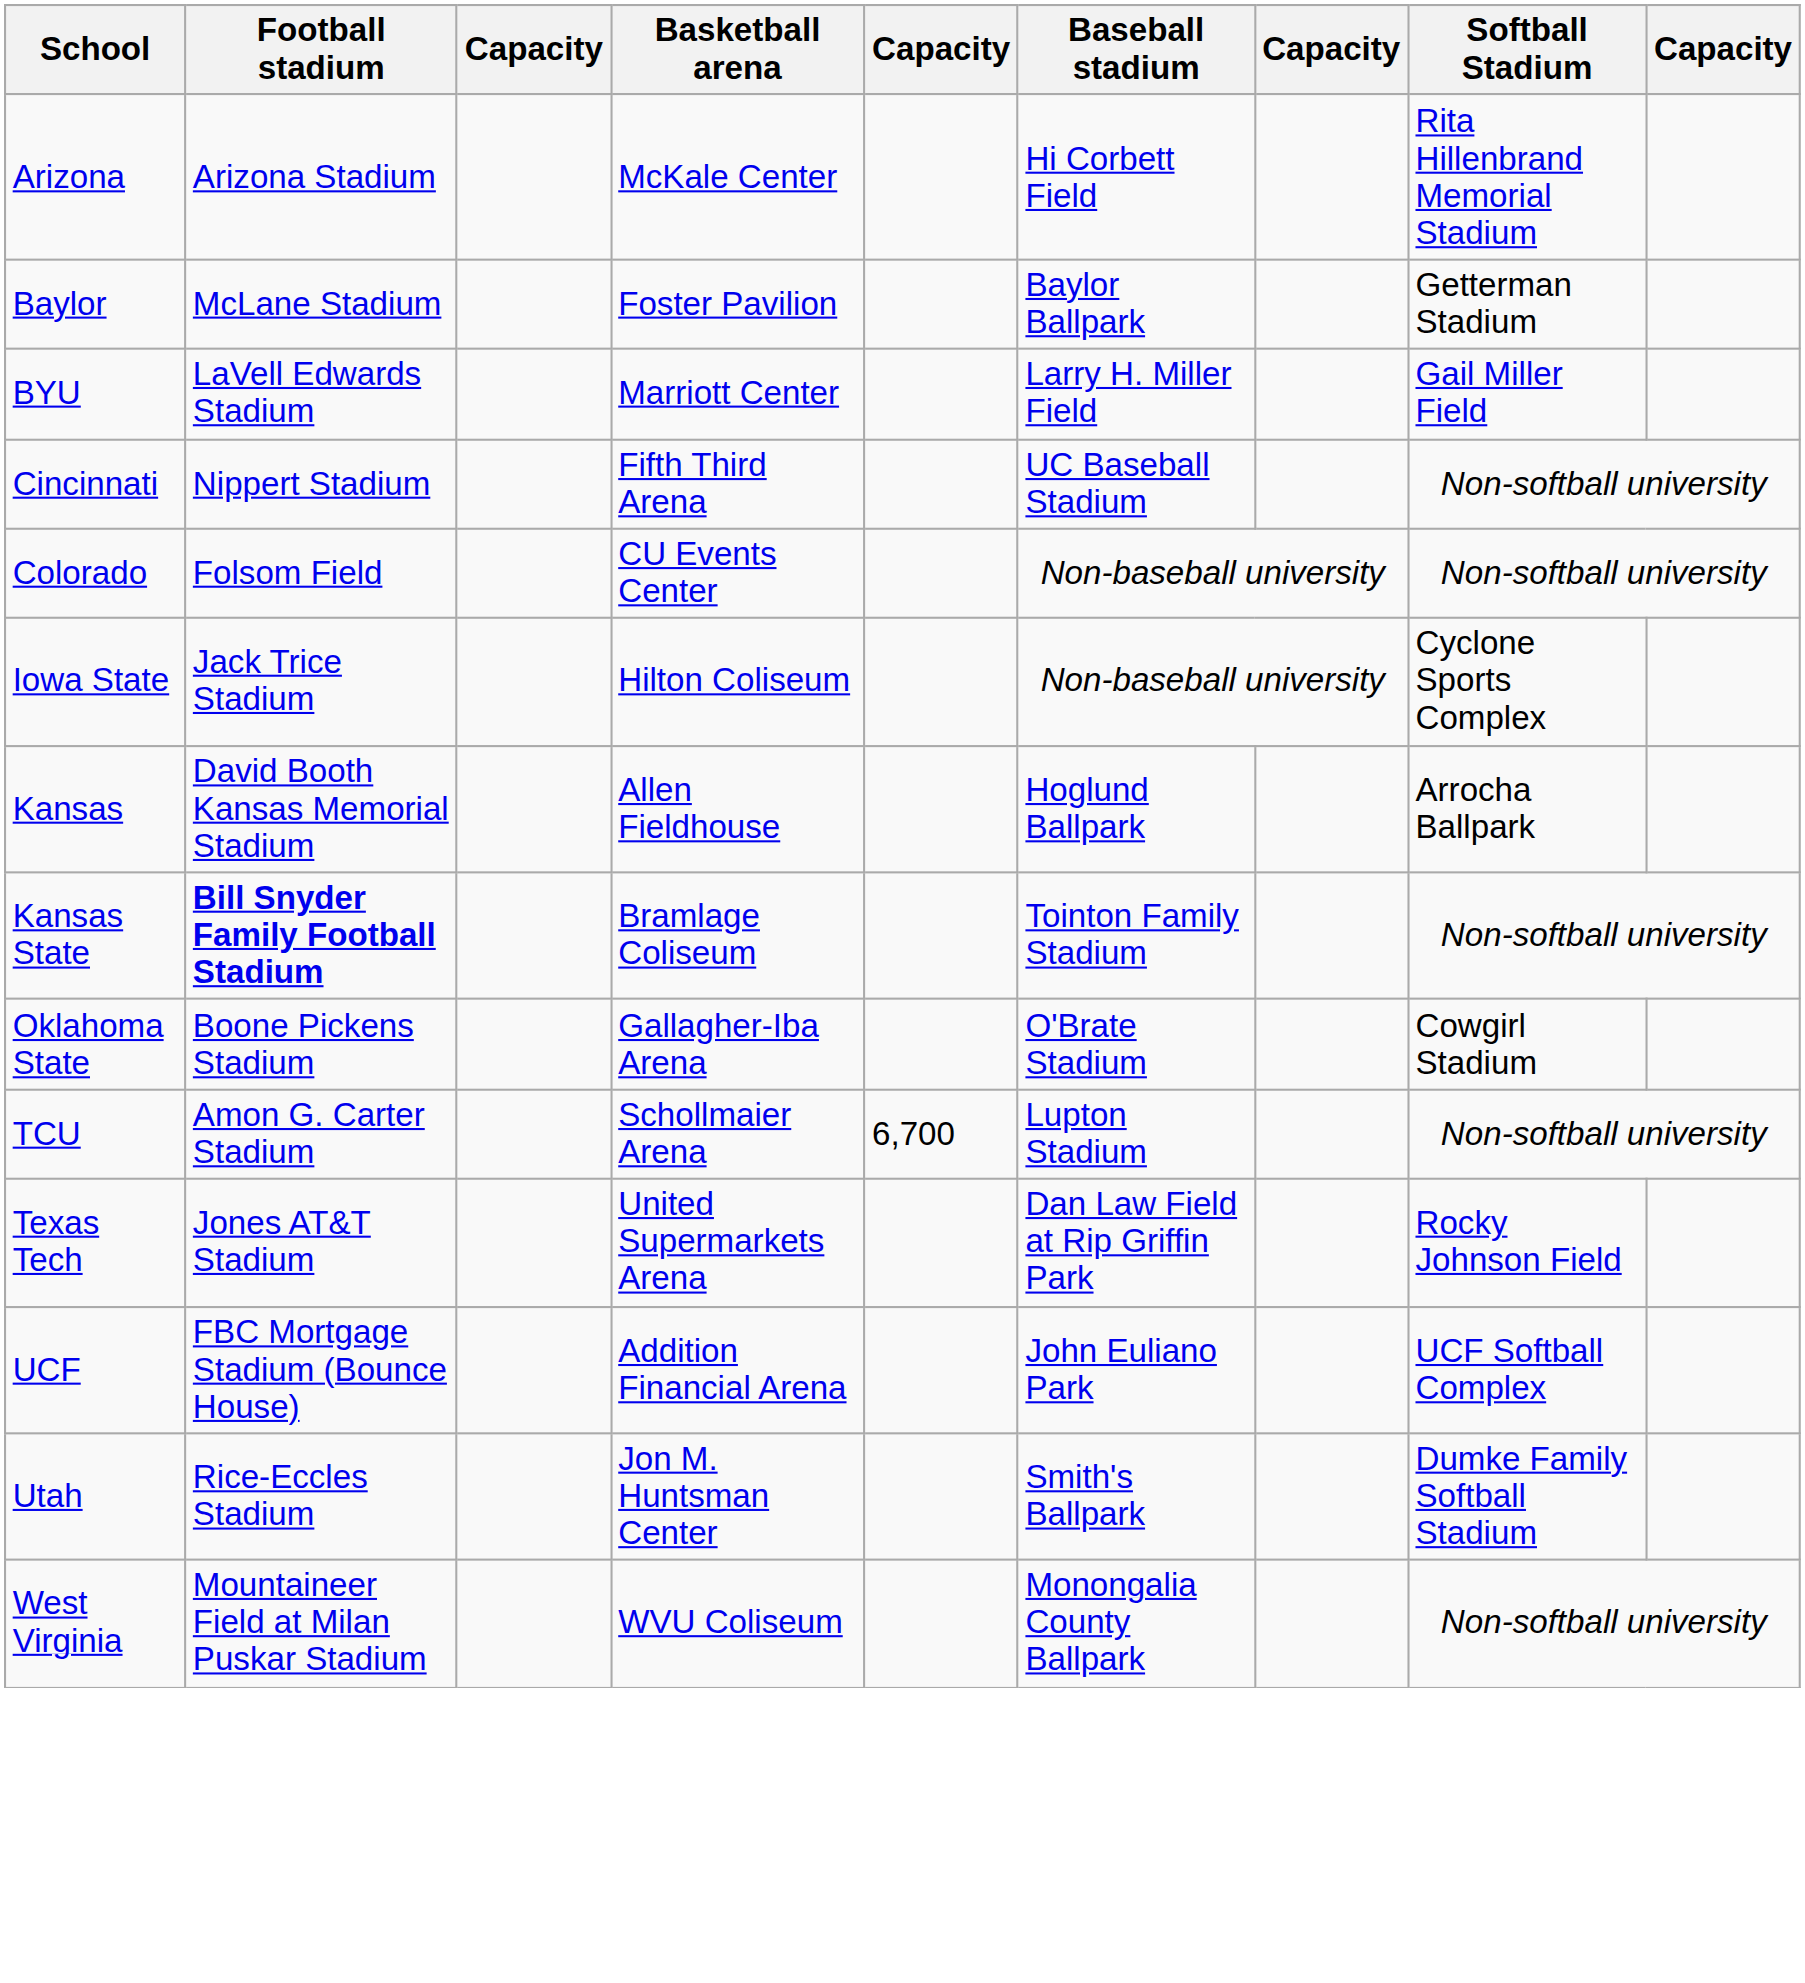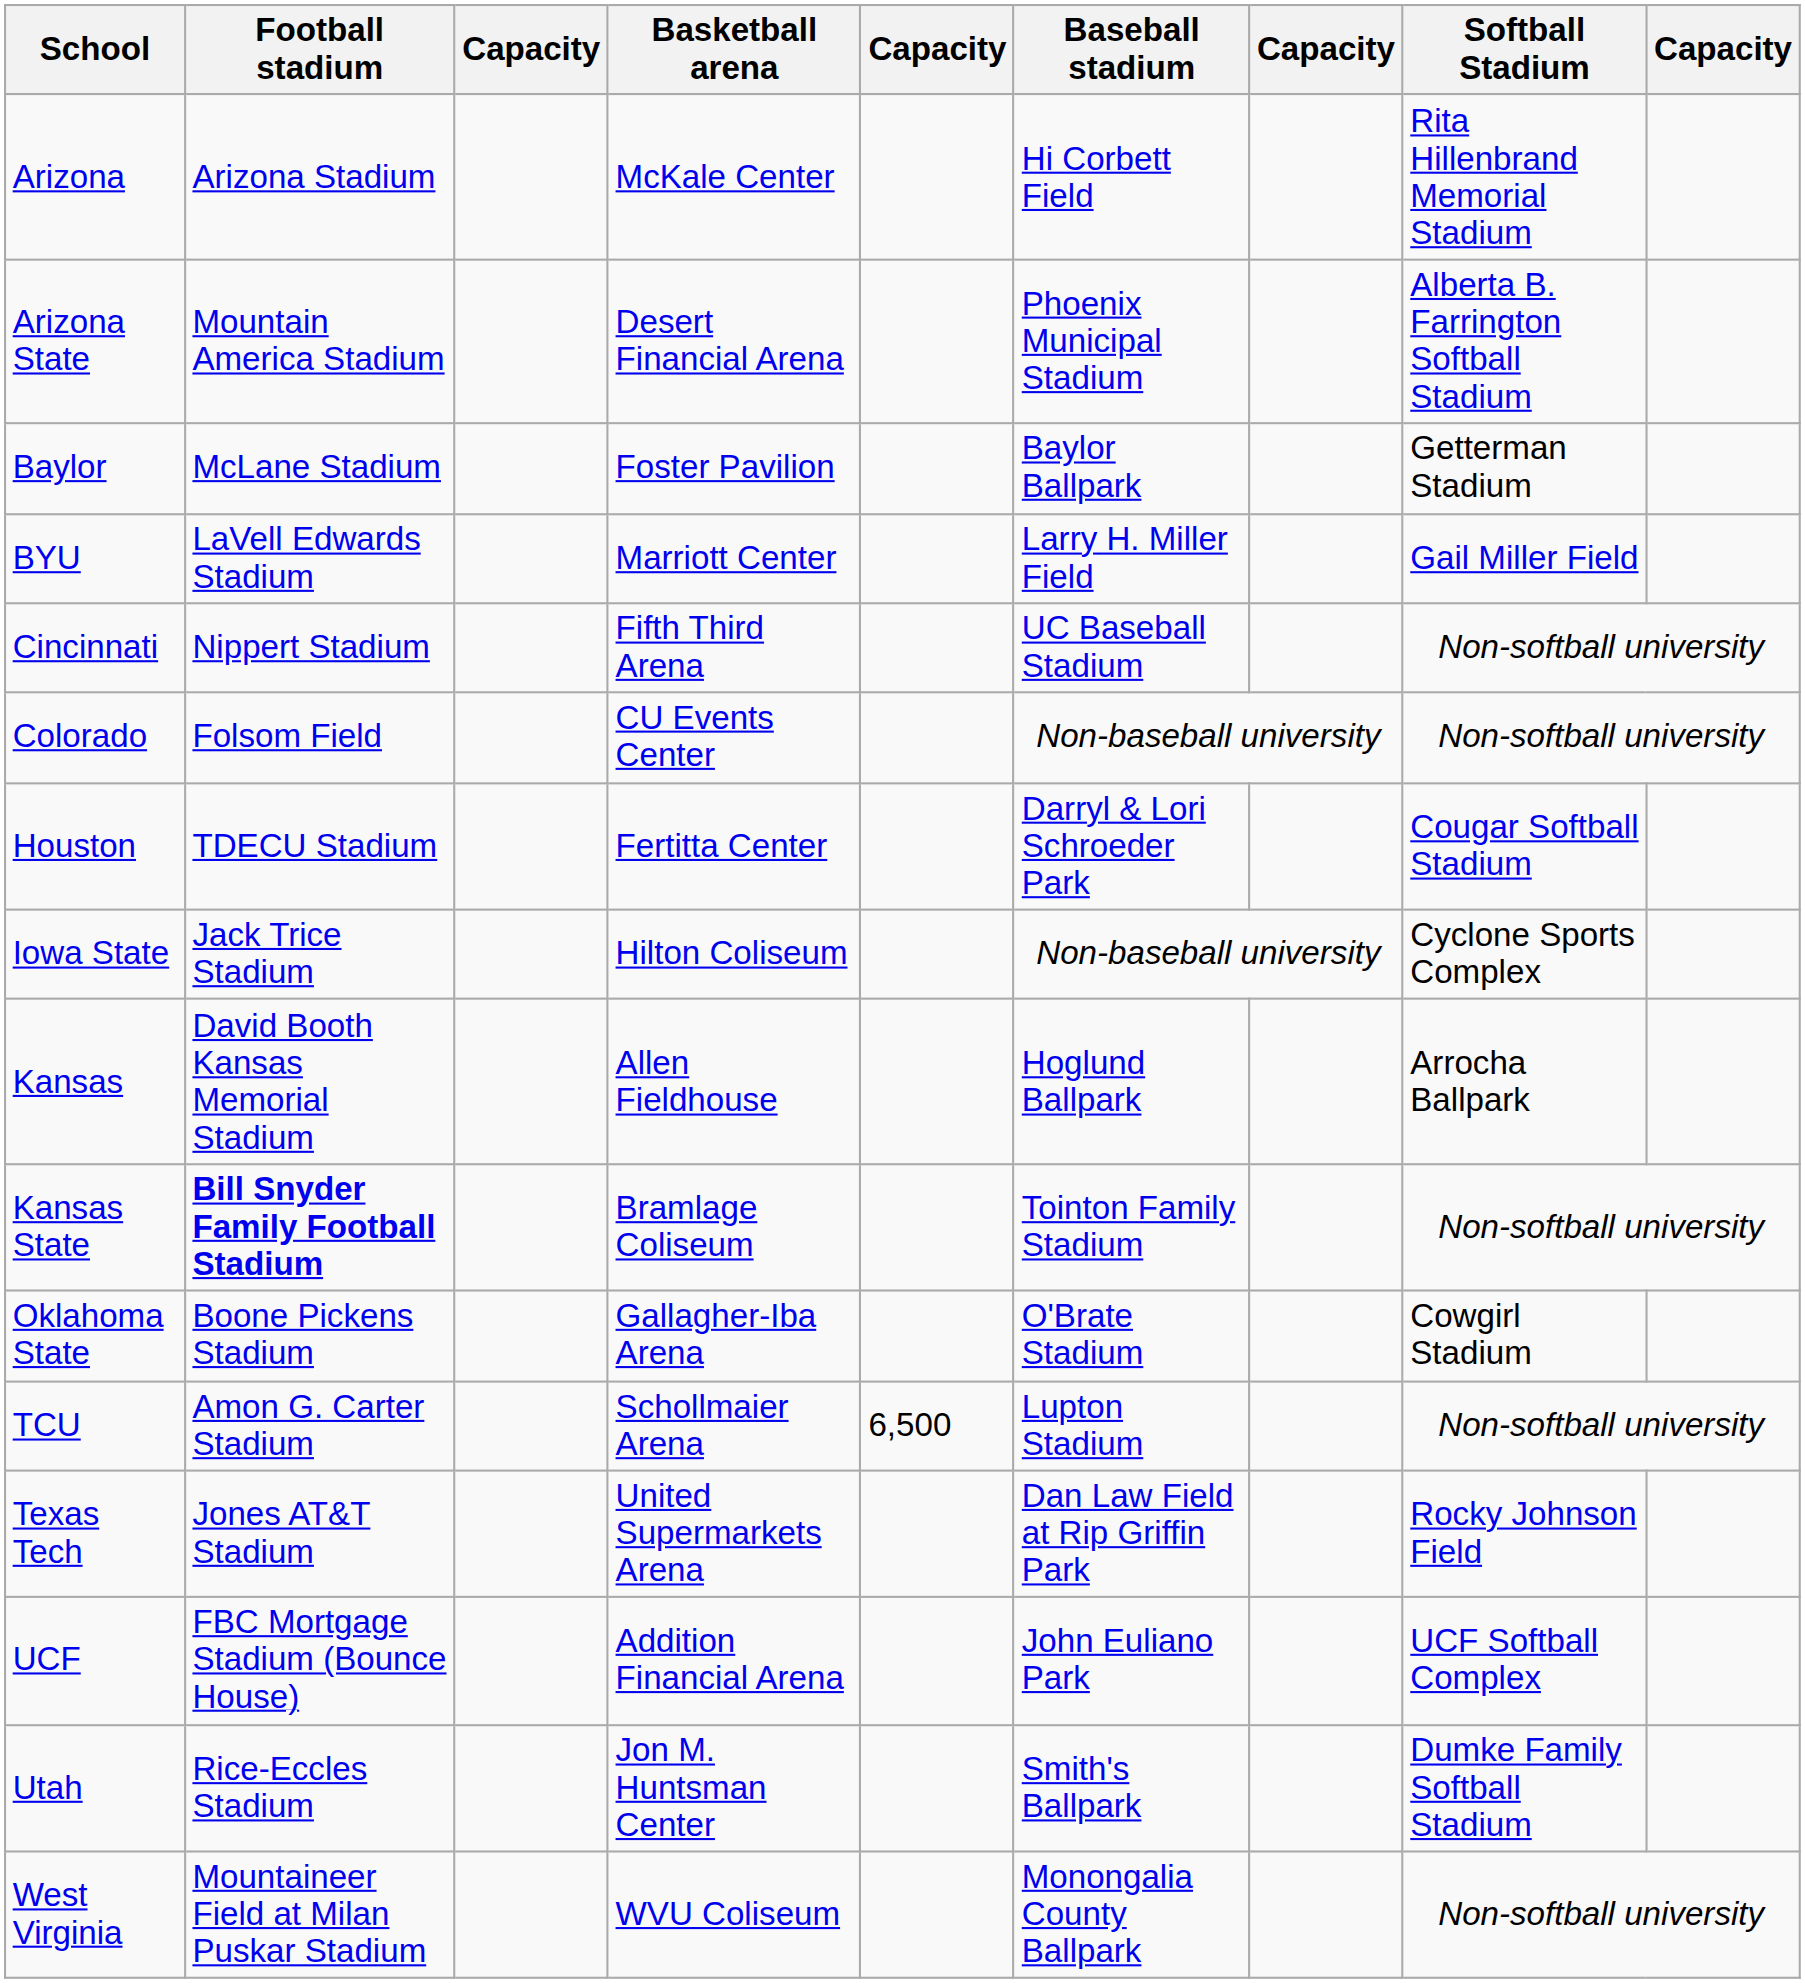+ row: (69, 340)
+ row: (74, 845)
(914, 1133) 6,700 -> (910, 1424) 6,500
